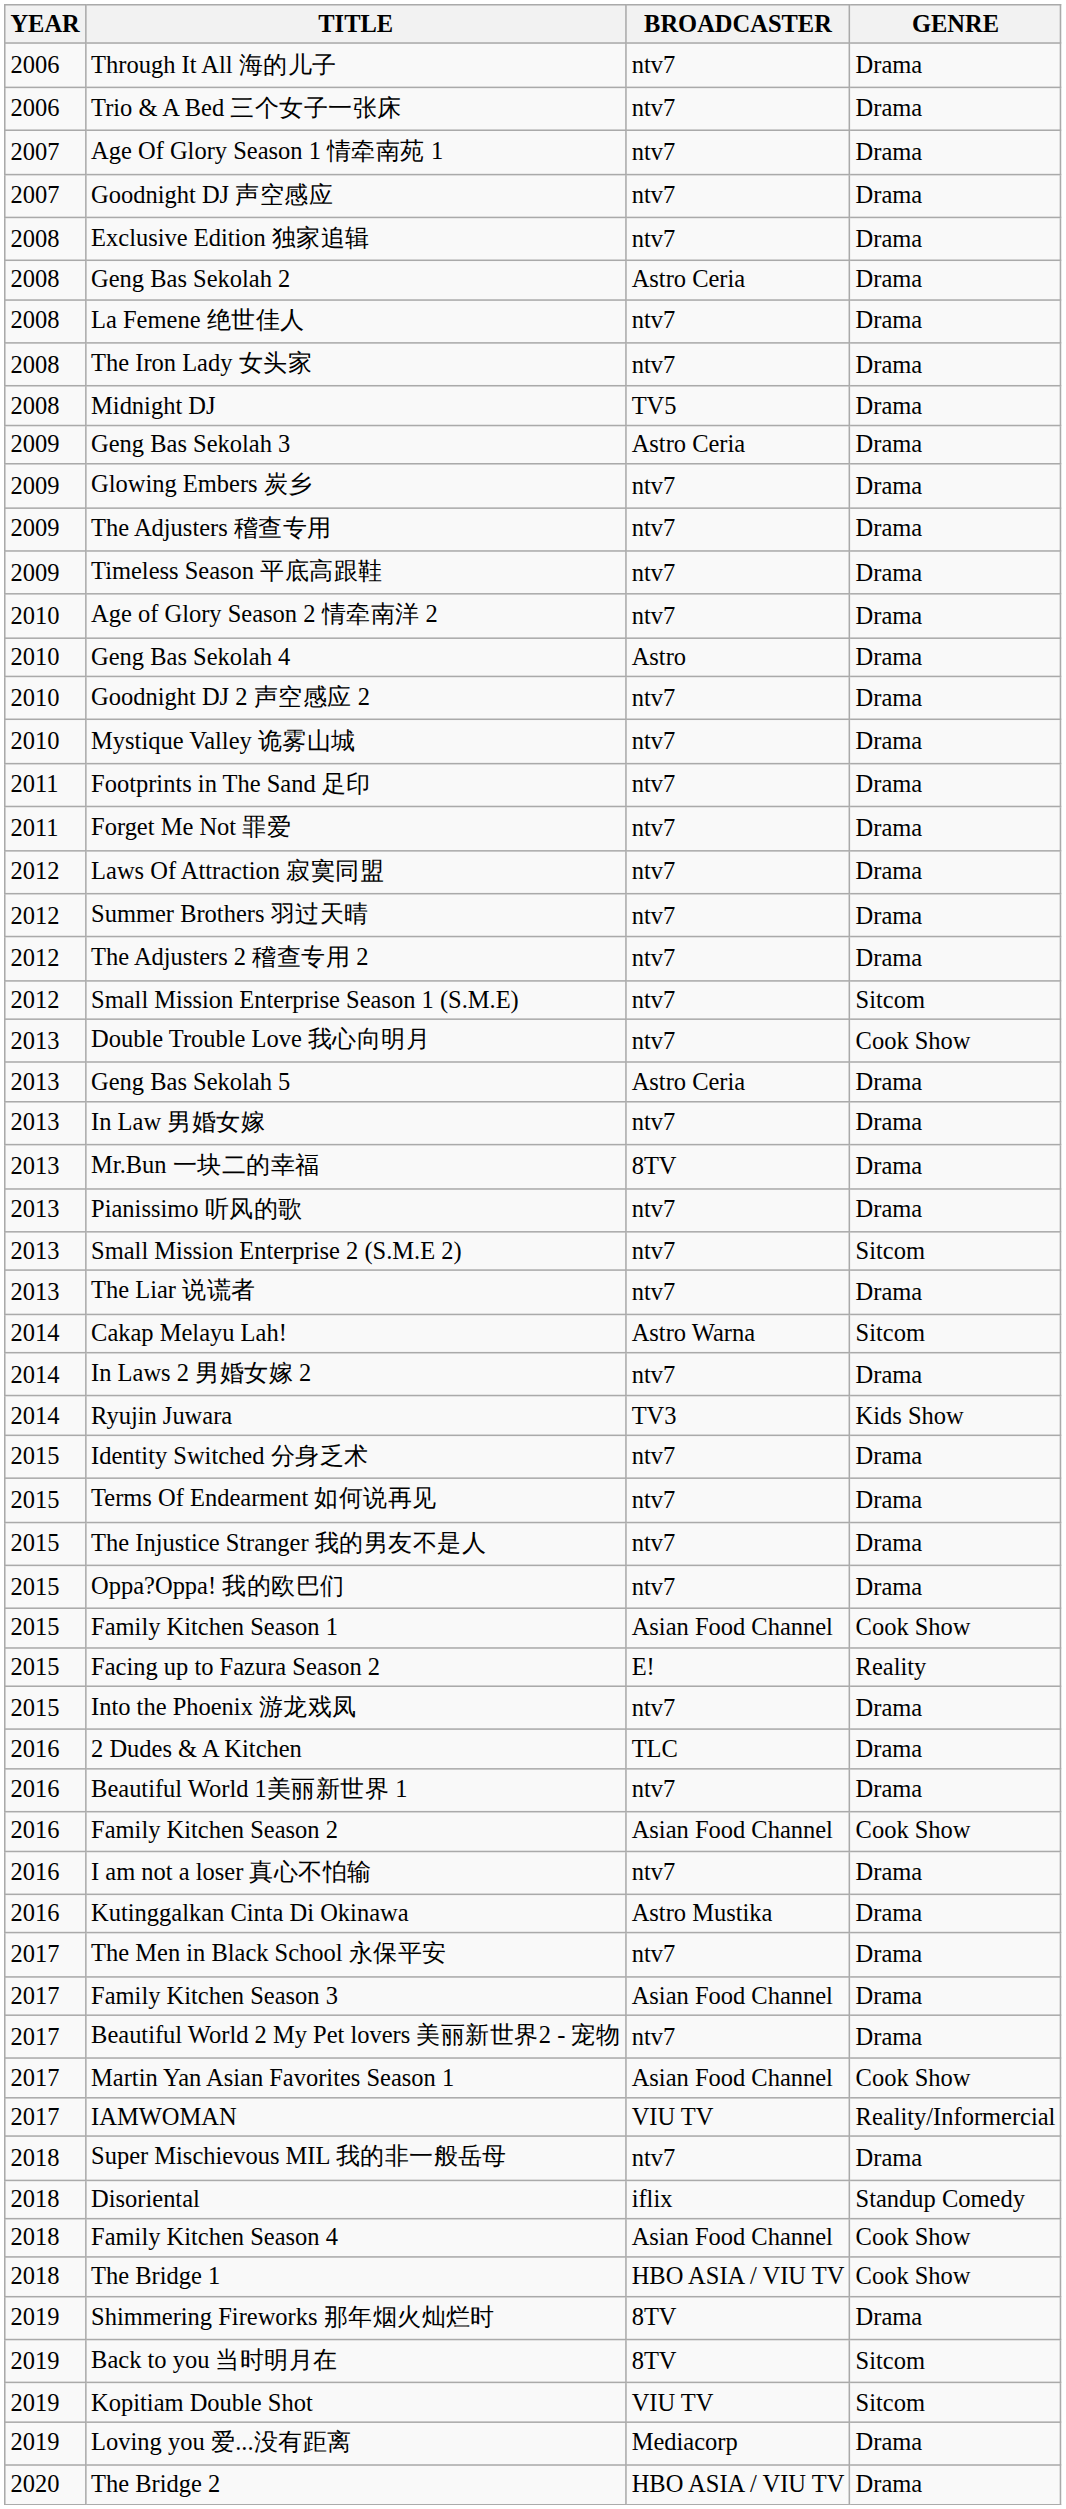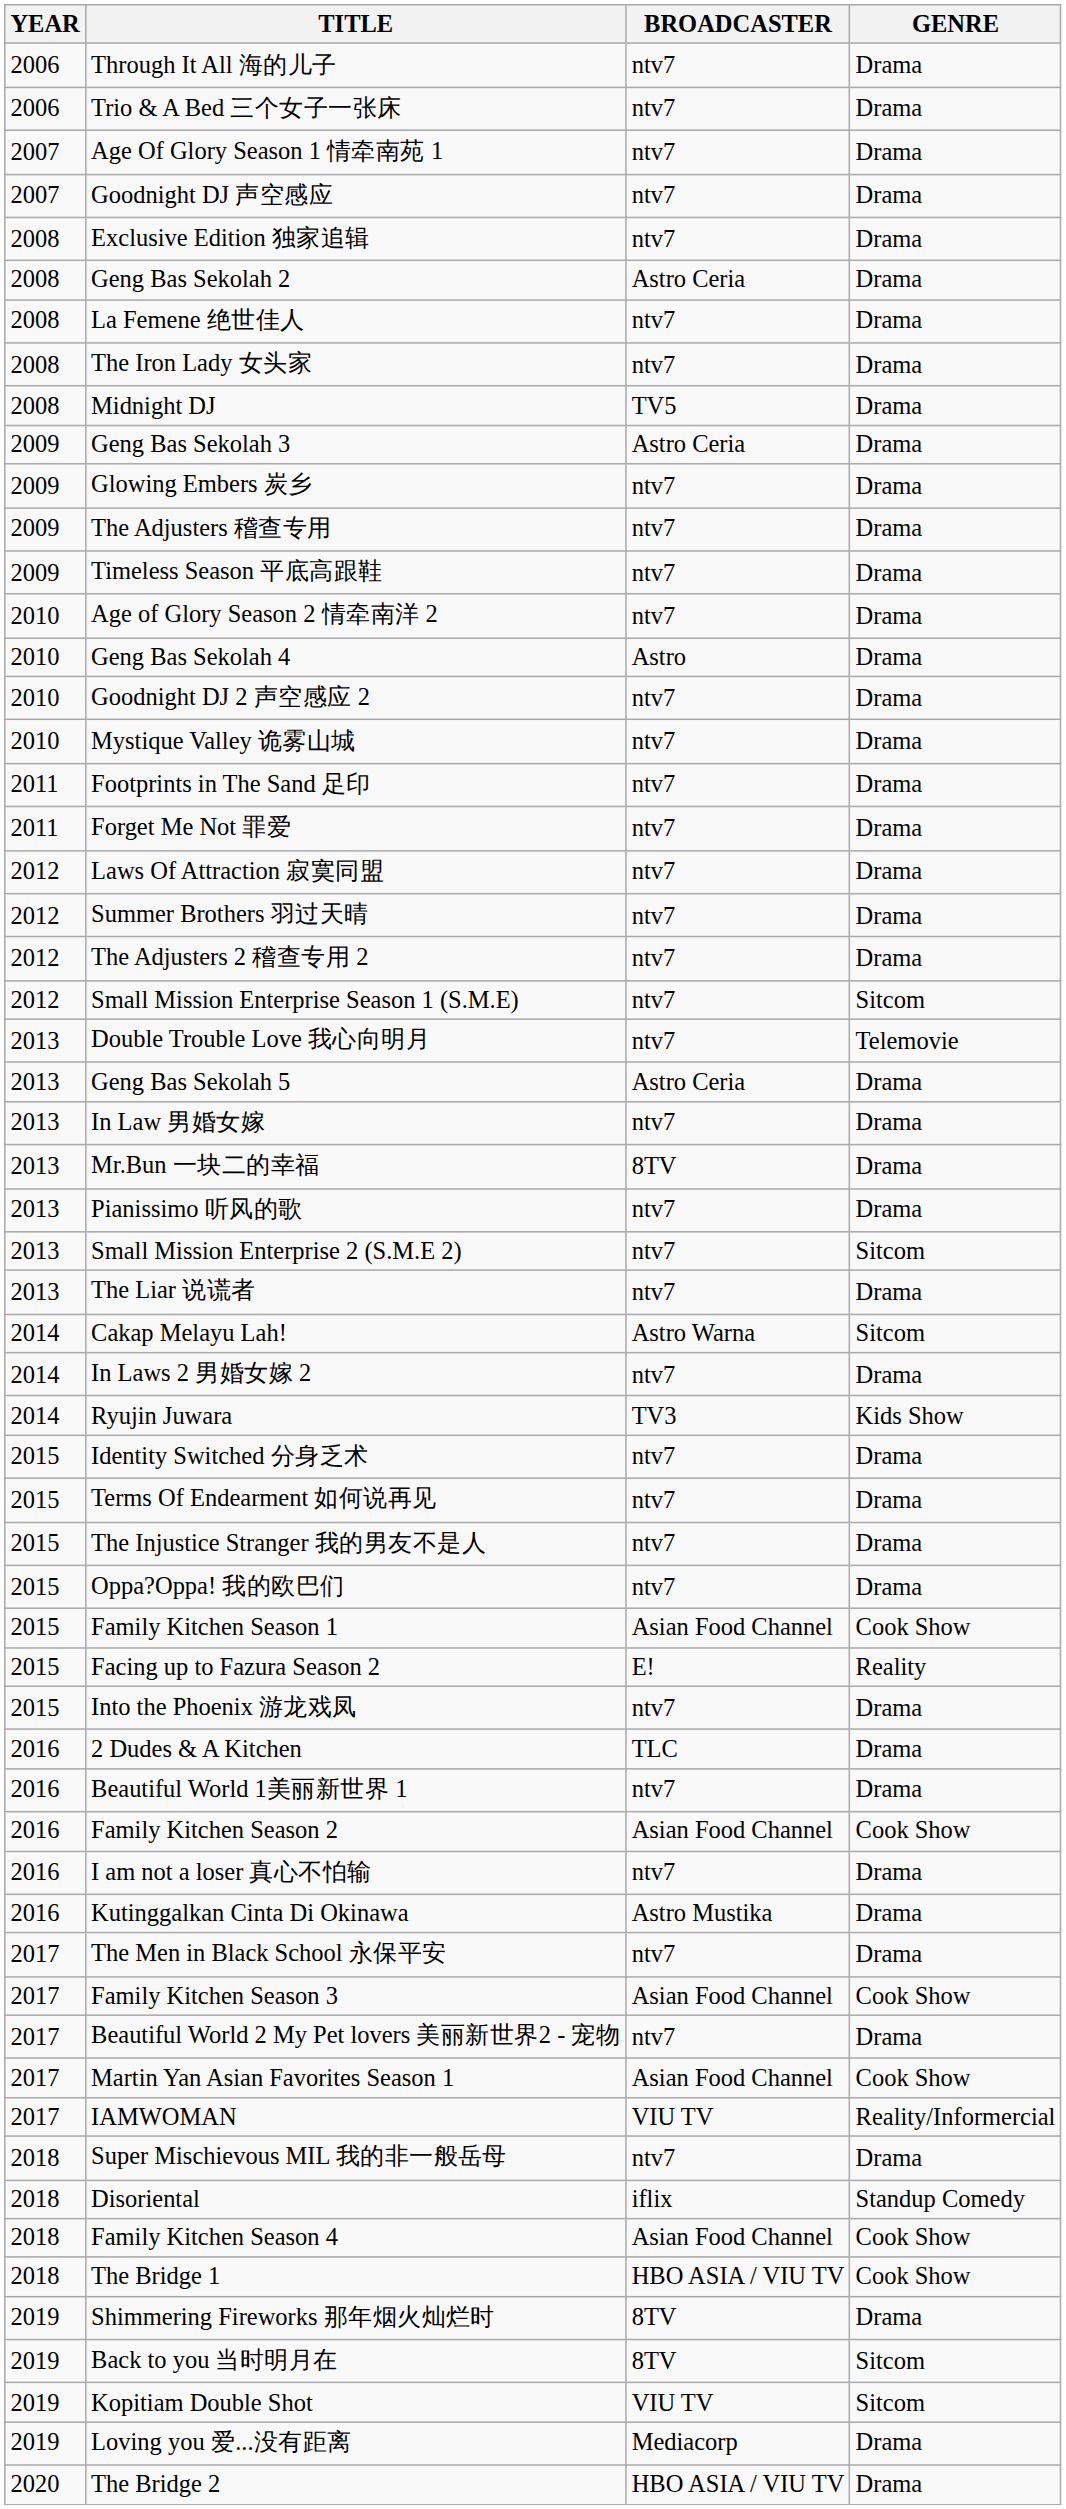(913, 1040) Cook Show -> (907, 1040) Telemovie
(889, 1995) Drama -> (913, 1995) Cook Show
